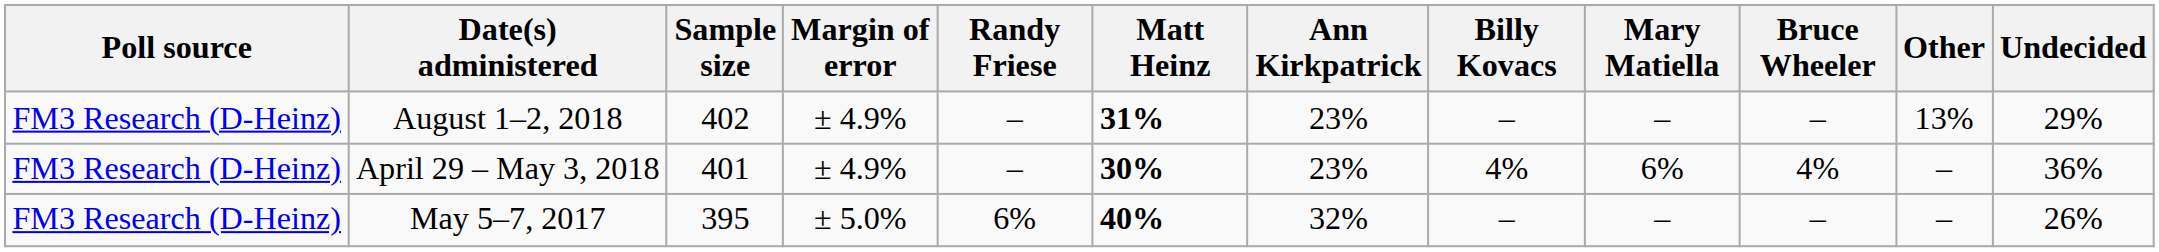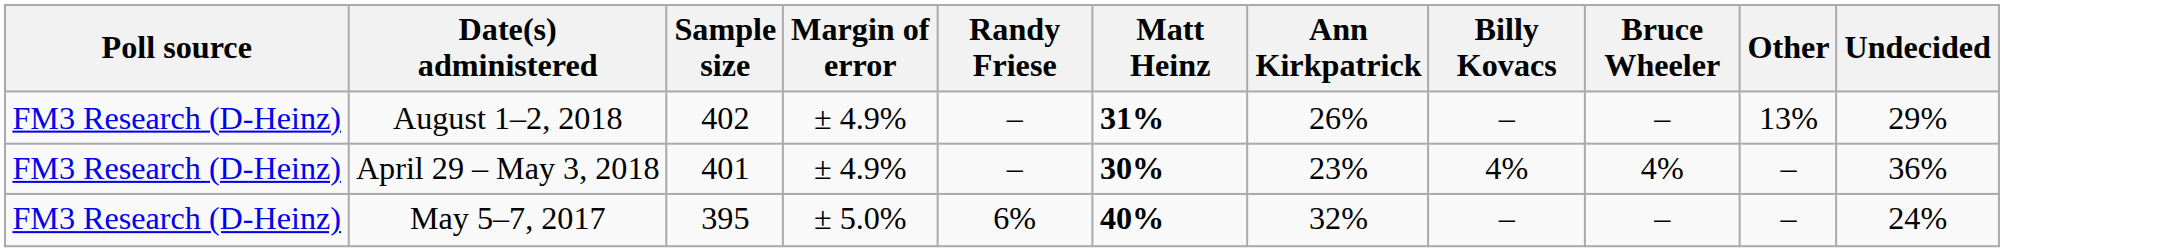- column: (1662, 48)
(1338, 117) 23% -> (1338, 117) 26%
(2073, 219) 26% -> (1918, 219) 24%
